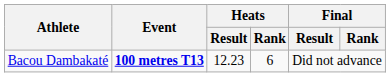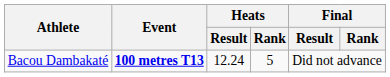(229, 61) 12.23 -> (229, 61) 12.24
(270, 61) 6 -> (270, 61) 5
